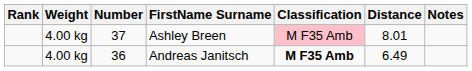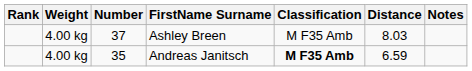(319, 35) pink background -> (319, 35) no background
(395, 35) 8.01 -> (395, 35) 8.03
(118, 55) 36 -> (118, 55) 35
(395, 55) 6.49 -> (395, 55) 6.59
